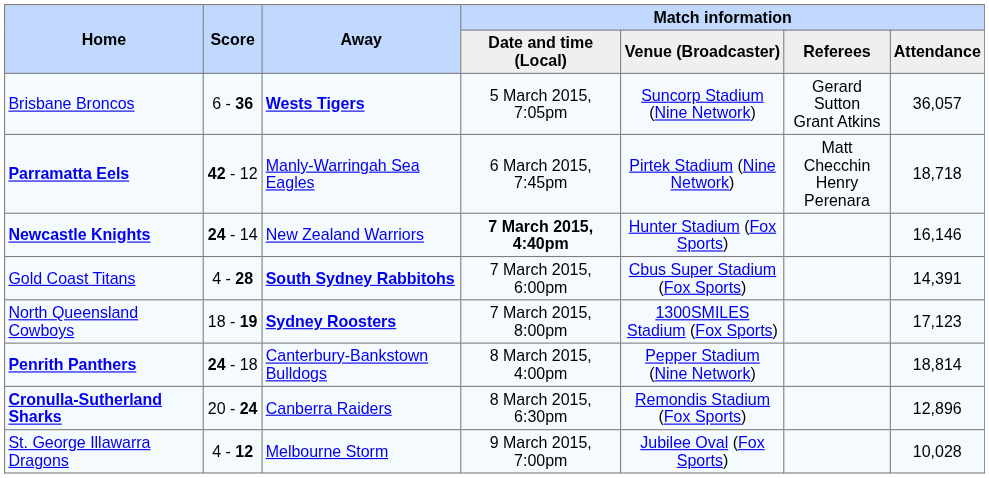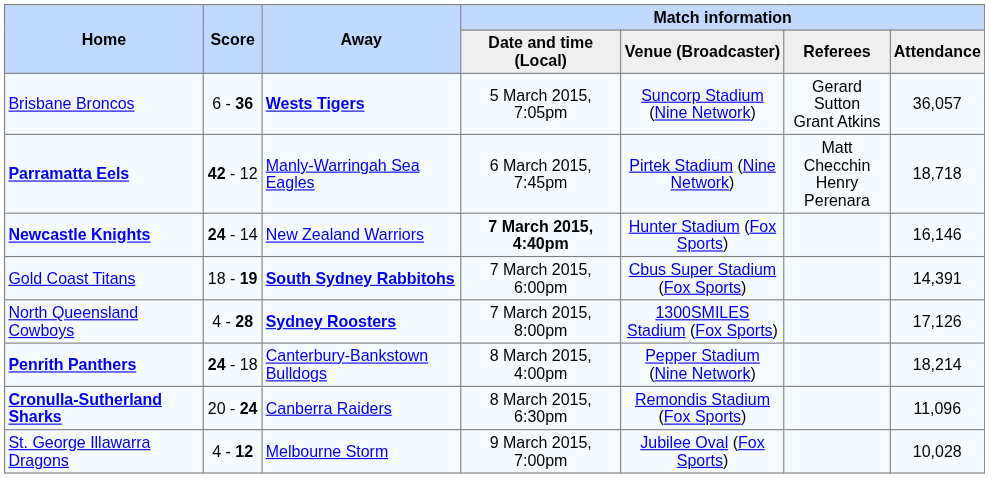(233, 278) 4 - 28 -> (233, 278) 18 - 19
(233, 321) 18 - 19 -> (233, 321) 4 - 28
(937, 321) 17,123 -> (937, 321) 17,126
(937, 365) 18,814 -> (937, 365) 18,214
(937, 408) 12,896 -> (937, 408) 11,096
